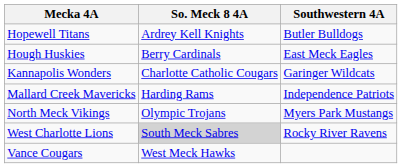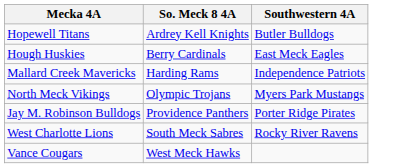- row: (59, 73)
+ row: (74, 113)
(190, 133) lightgrey background -> (195, 133) no background
